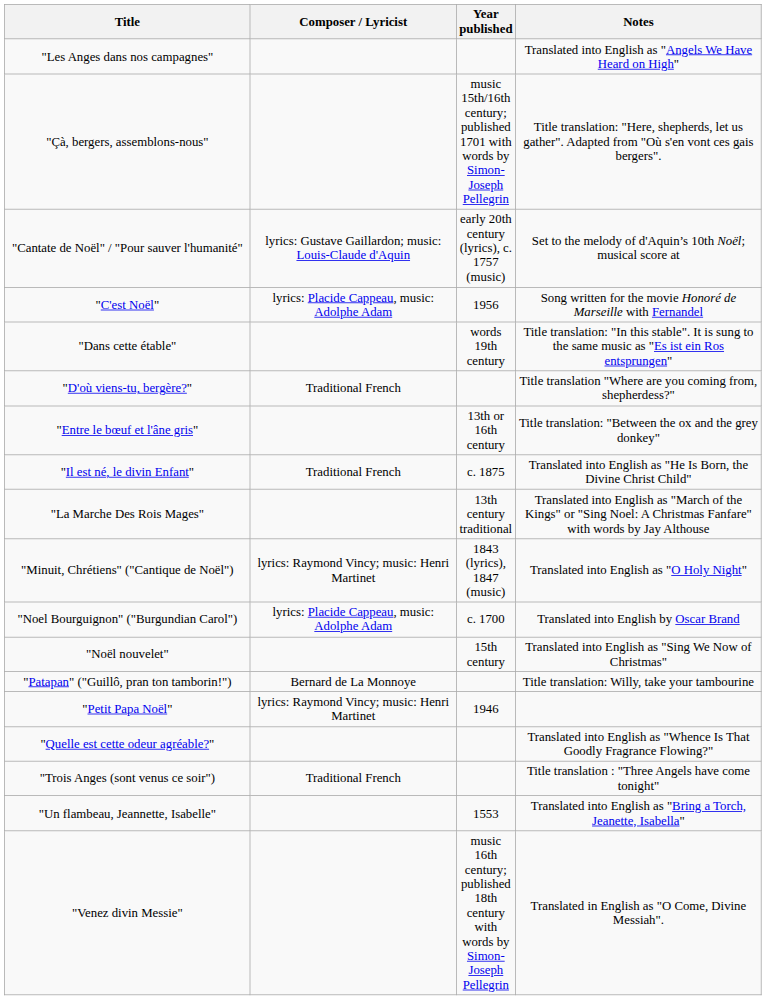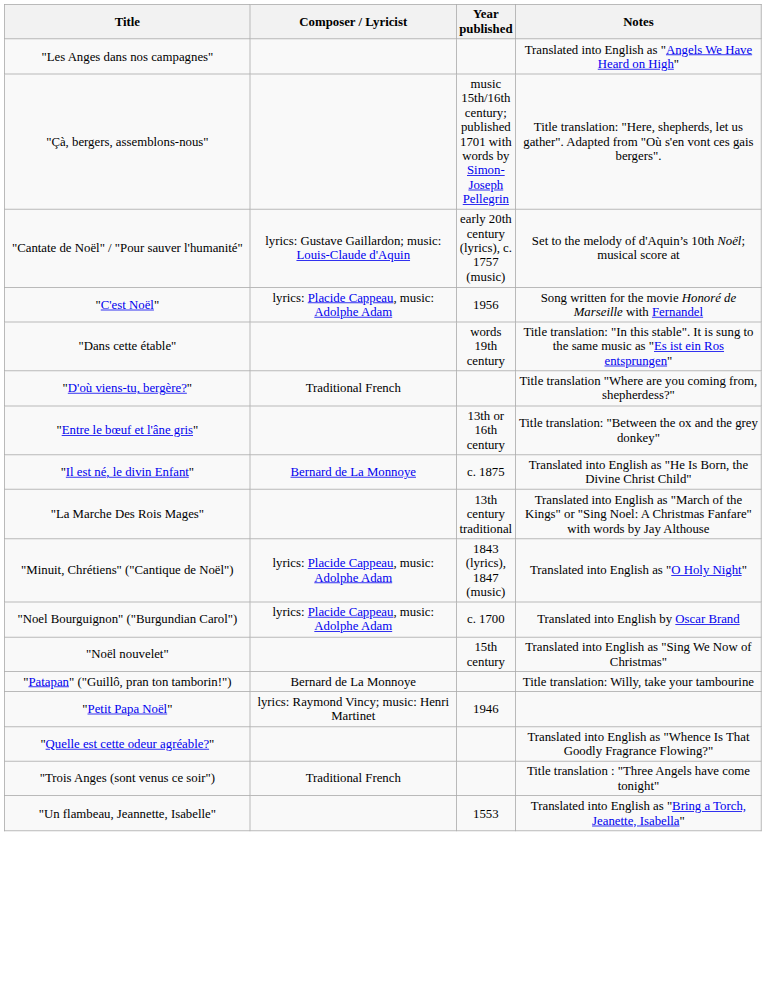(353, 472) Traditional French -> (353, 472) Bernard de La Monnoye
(353, 570) lyrics: Raymond Vincy; music: Henri Martinet -> (353, 570) lyrics: Placide Cappeau, music: Adolphe Adam
- row: (127, 912)
